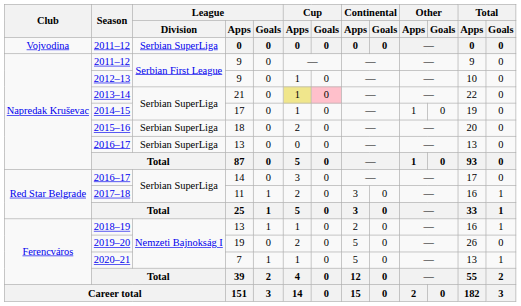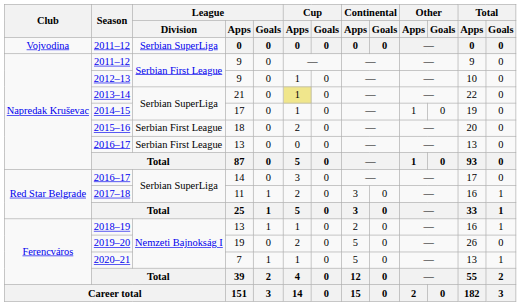(326, 95) pink background -> (326, 95) no background
(179, 128) Serbian SuperLiga -> (179, 128) Serbian First League
(179, 144) Serbian SuperLiga -> (179, 144) Serbian First League
